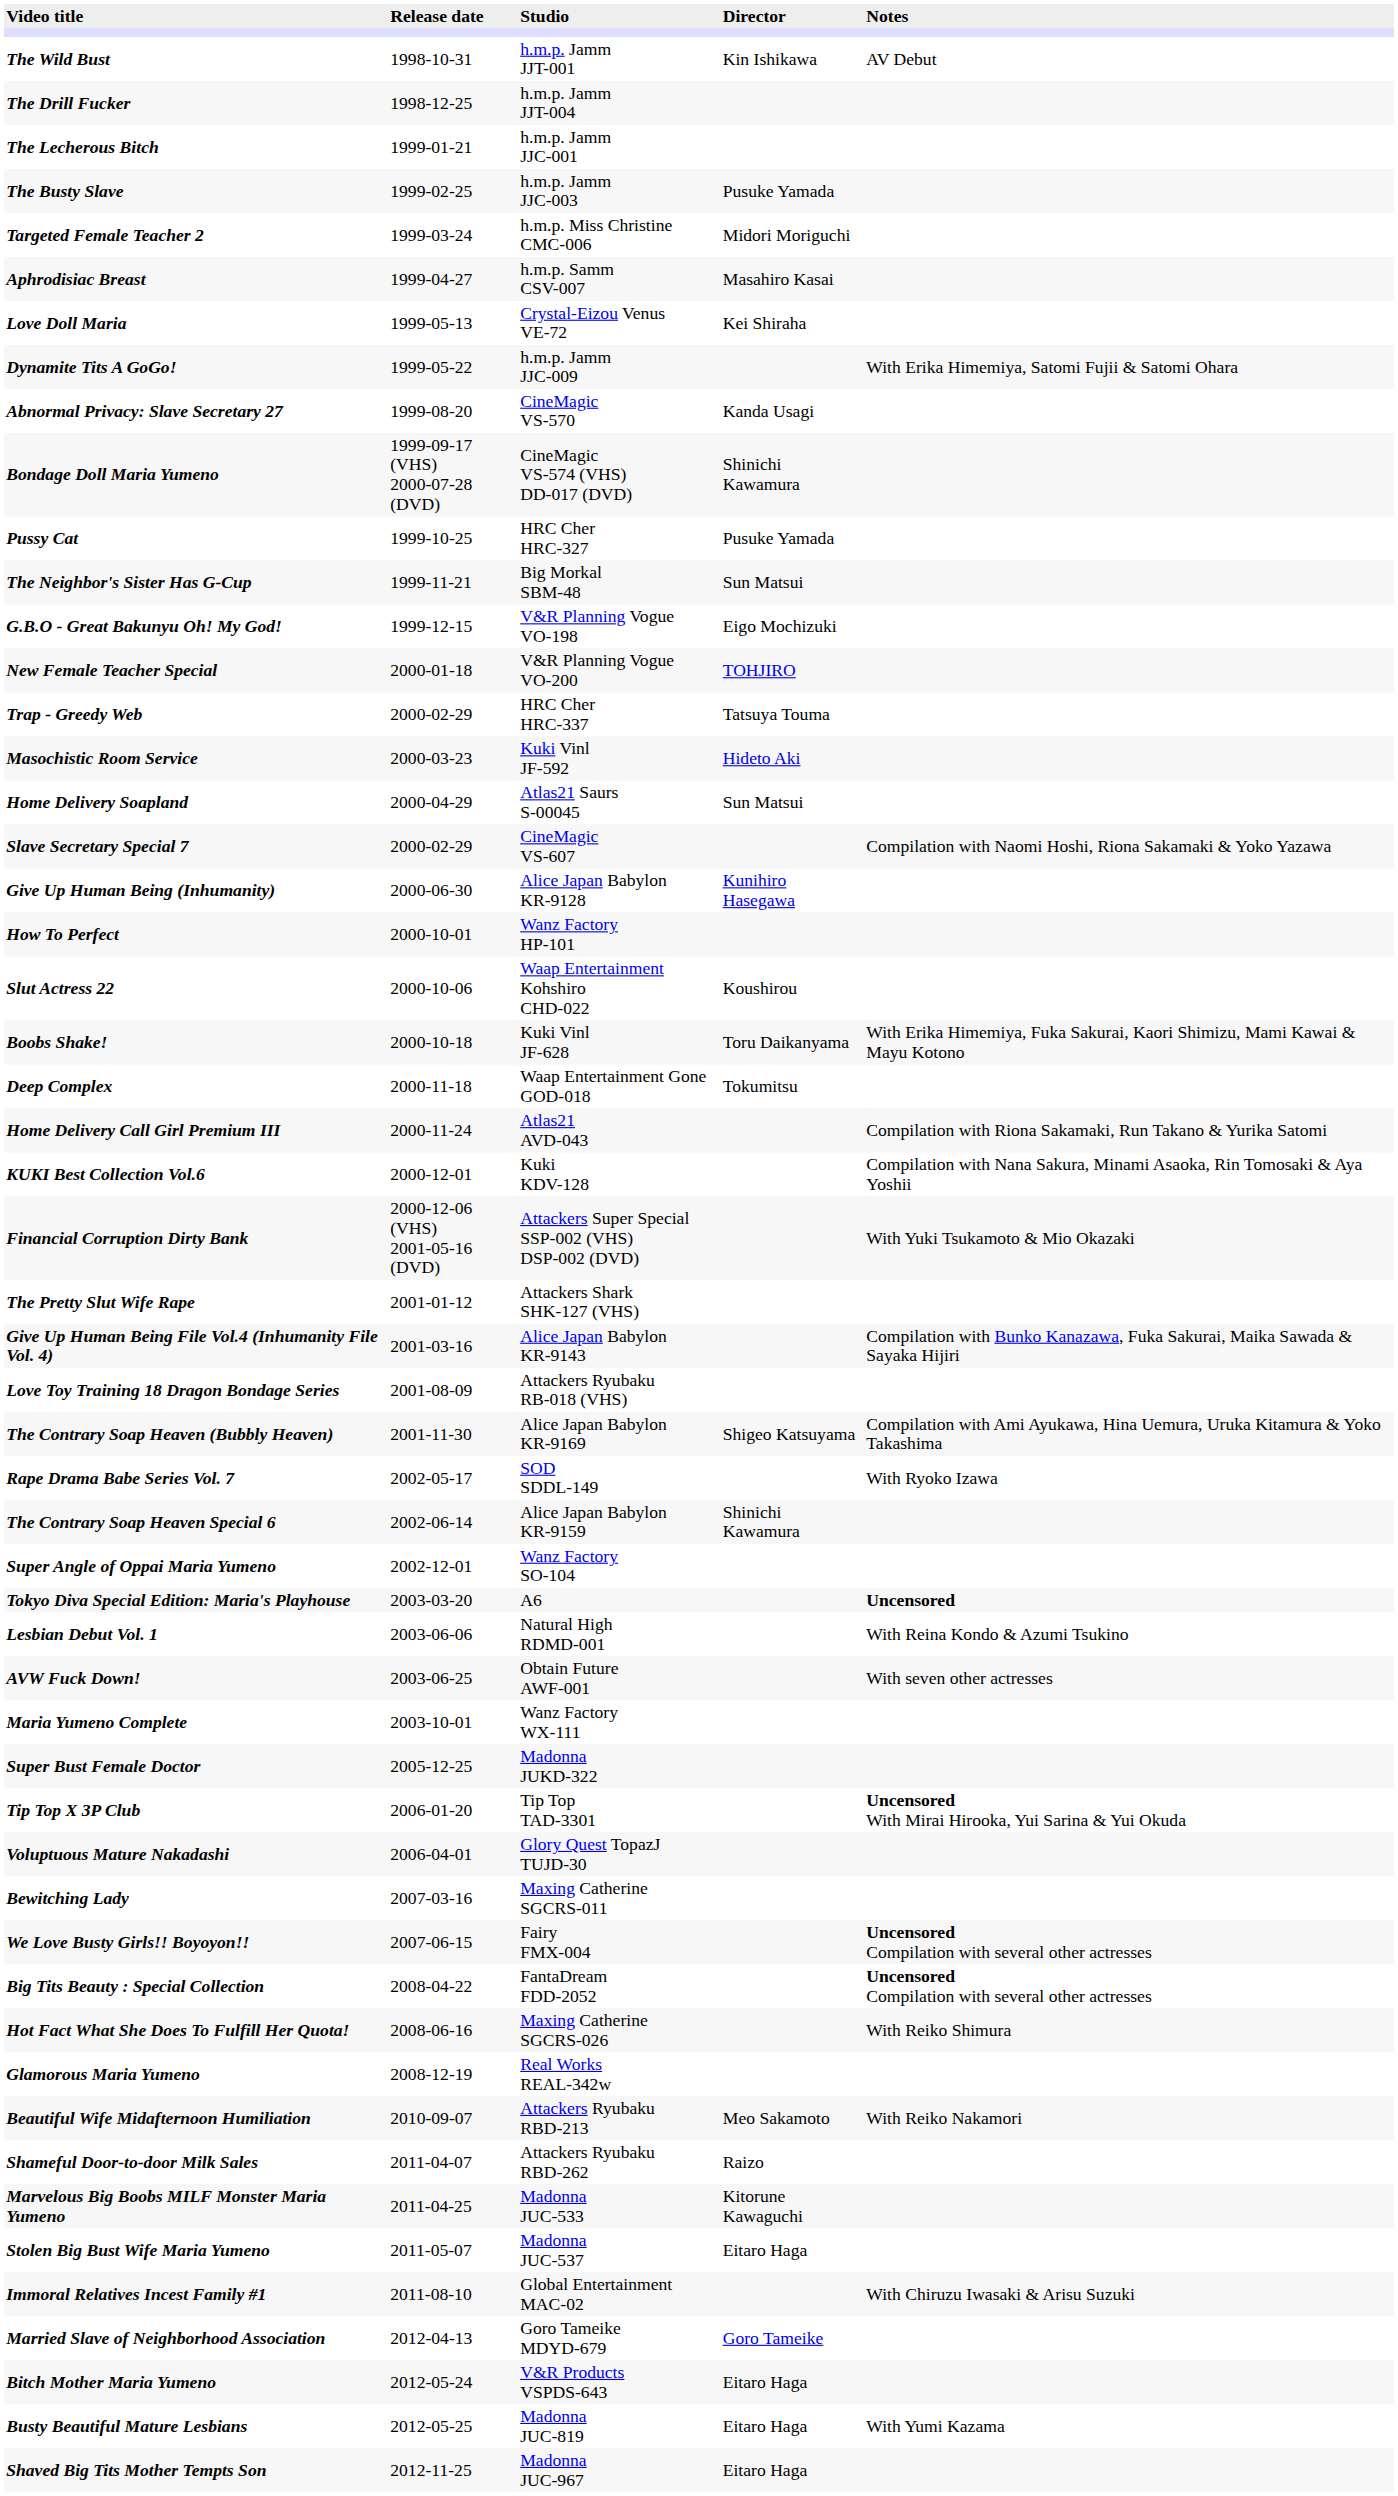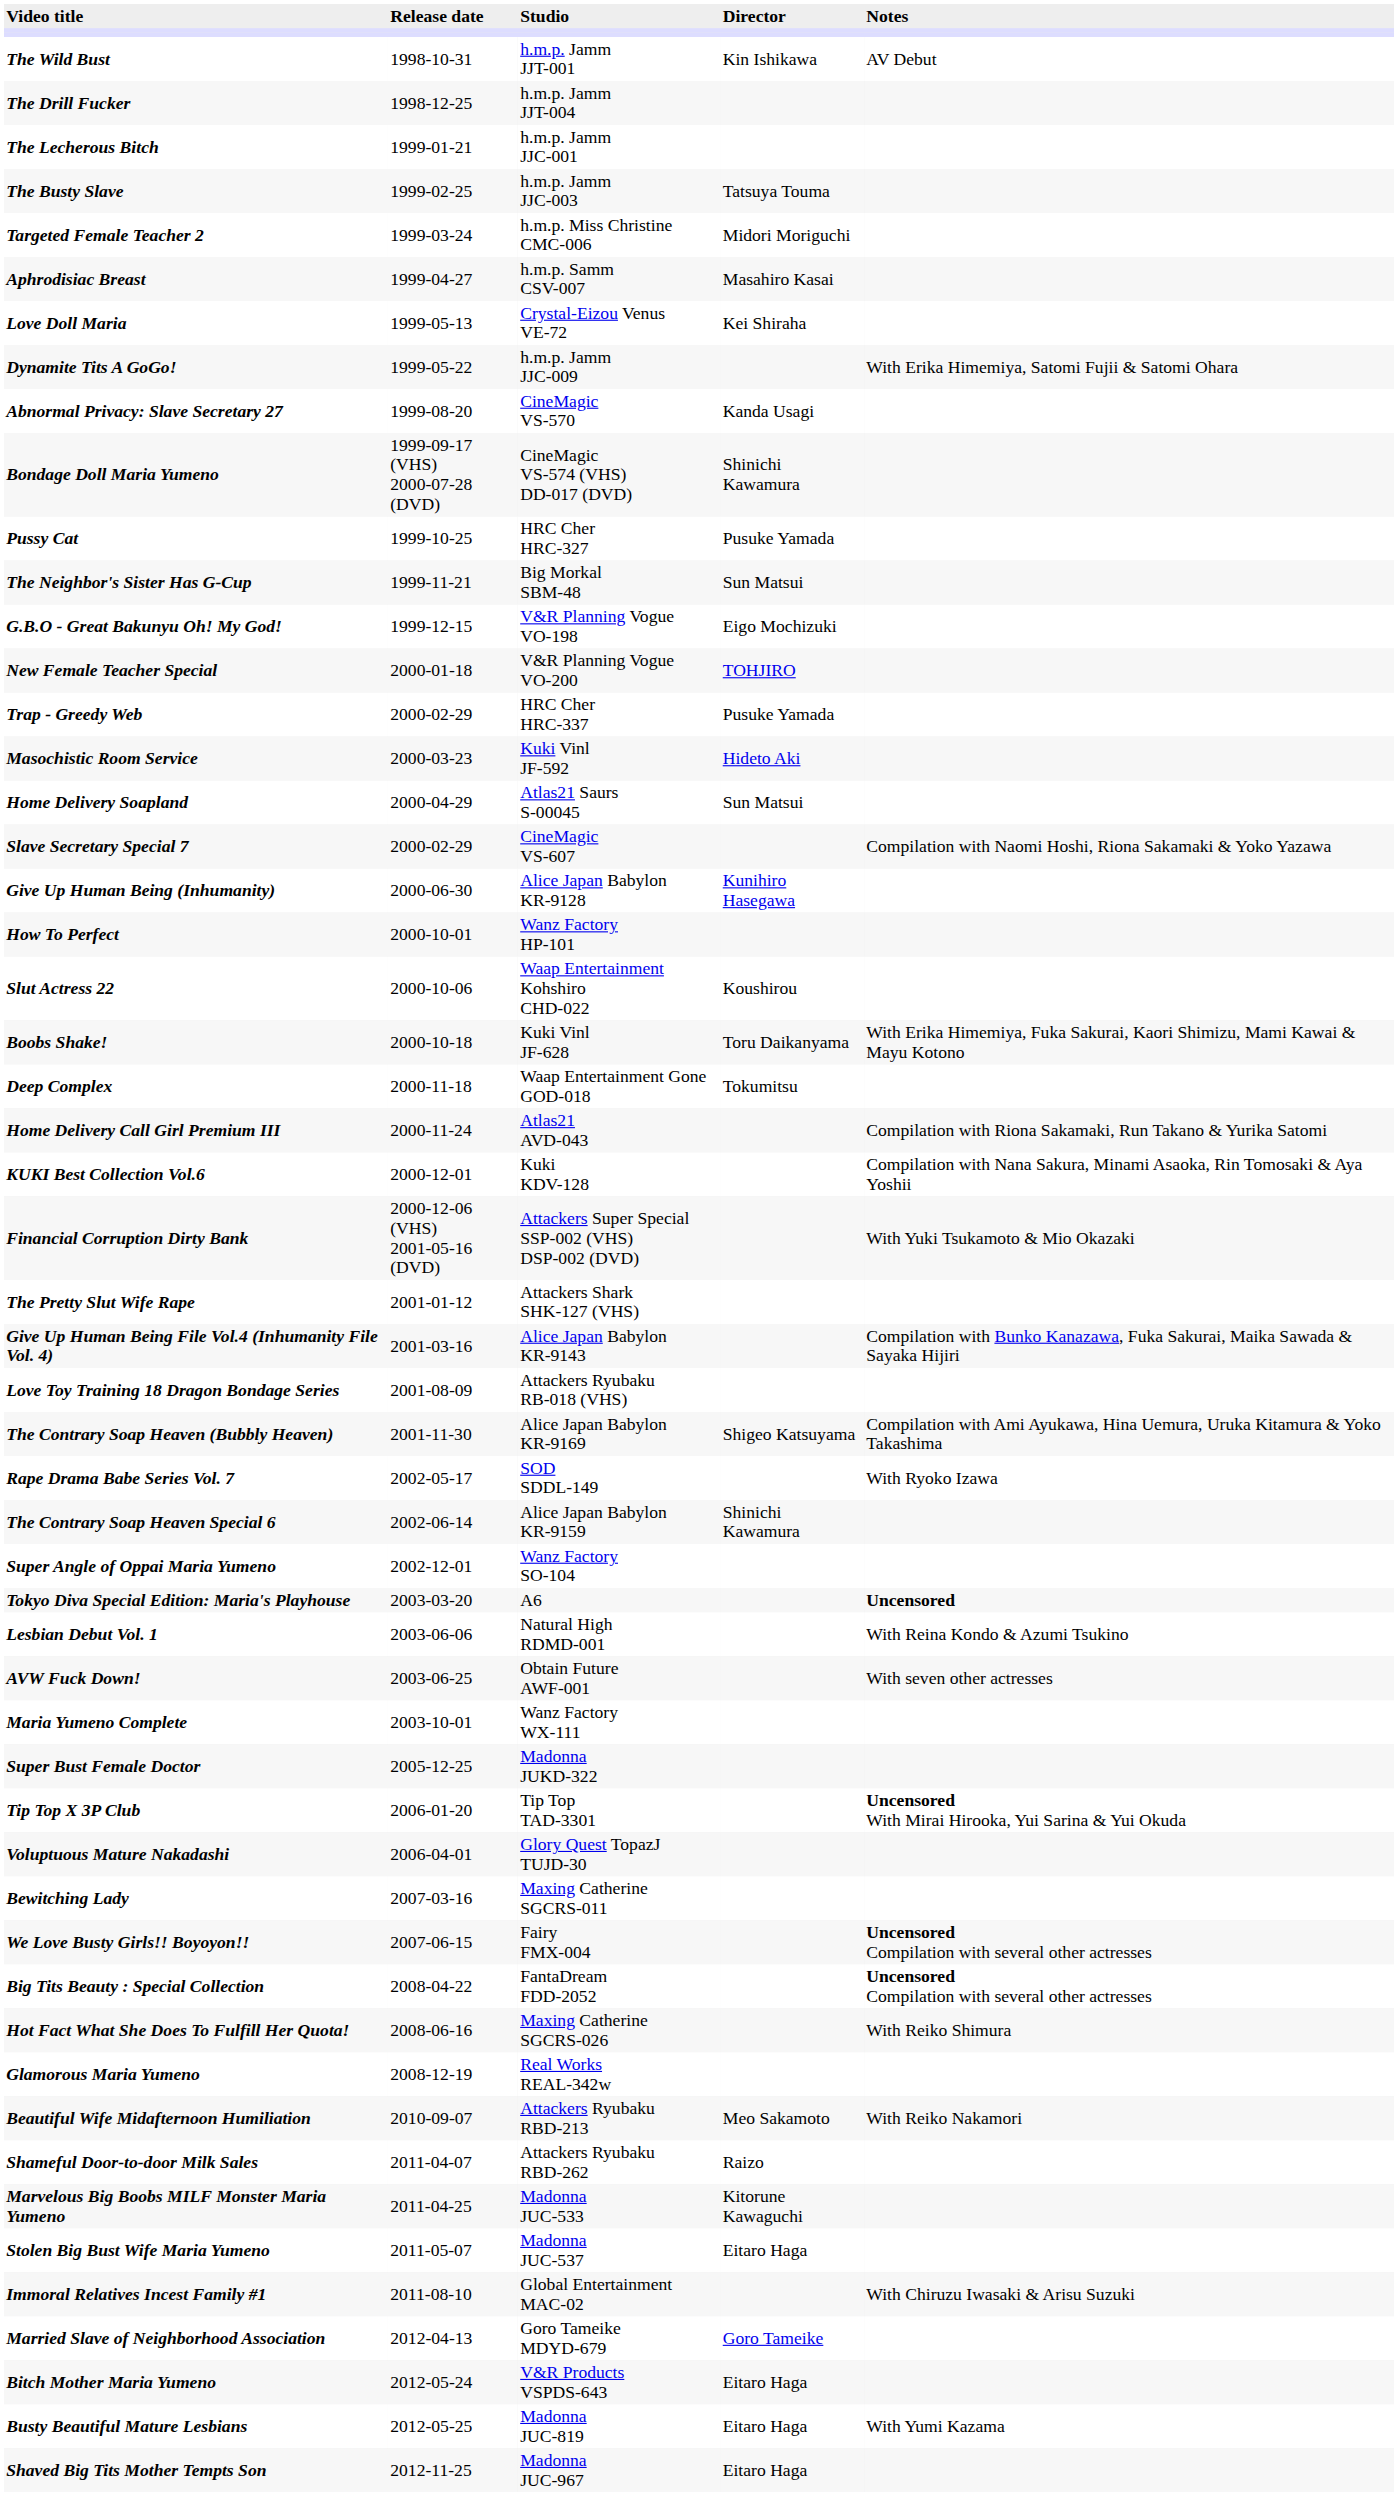(778, 190) Pusuke Yamada -> (776, 190) Tatsuya Touma
(776, 714) Tatsuya Touma -> (778, 714) Pusuke Yamada
